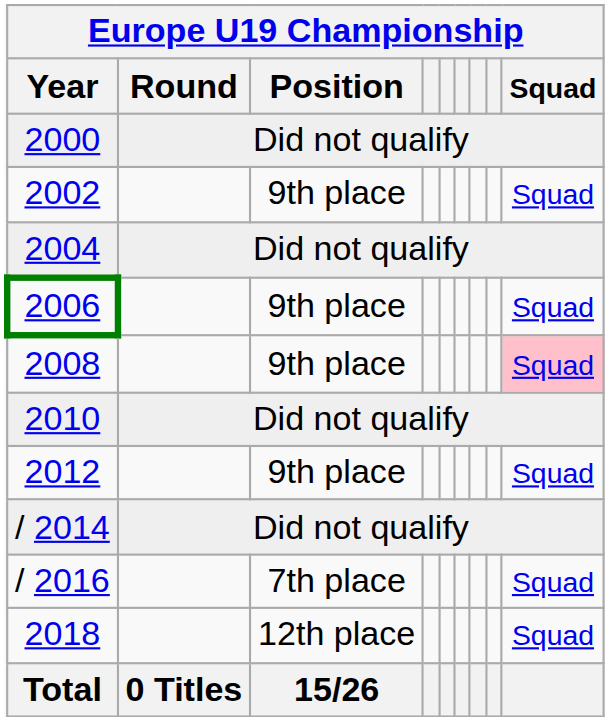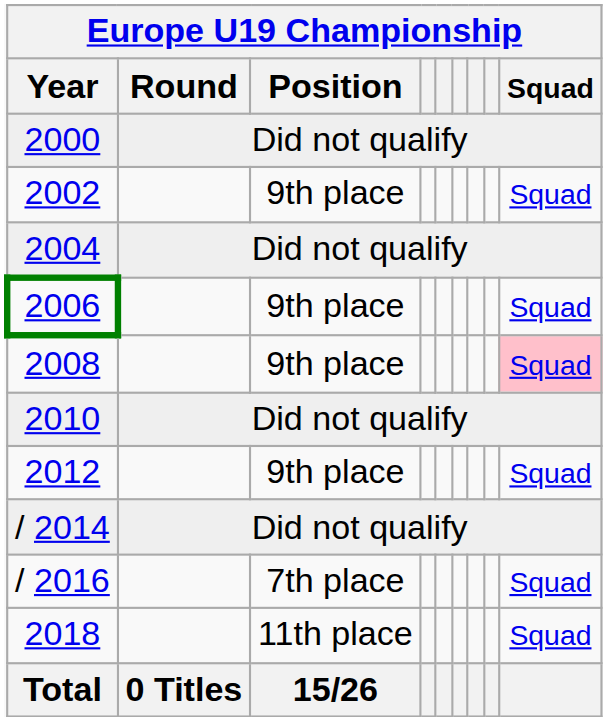(337, 634) 12th place -> (335, 634) 11th place
